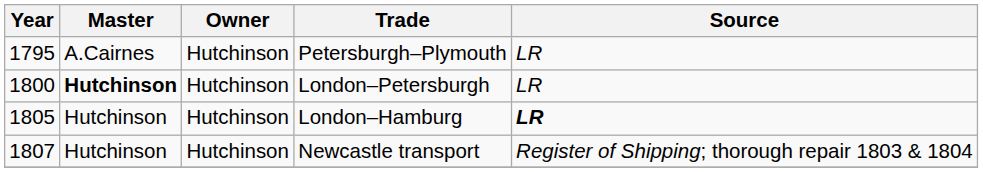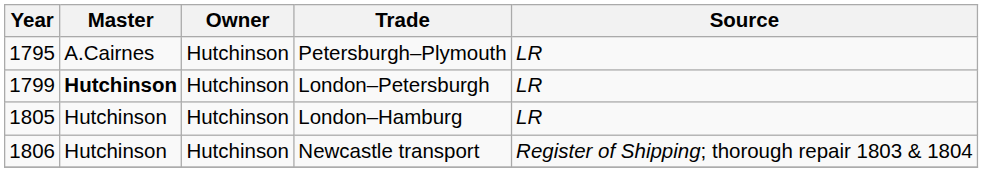(32, 85) 1800 -> (32, 85) 1799
(530, 118) bold -> (529, 118) normal
(32, 150) 1807 -> (32, 150) 1806
